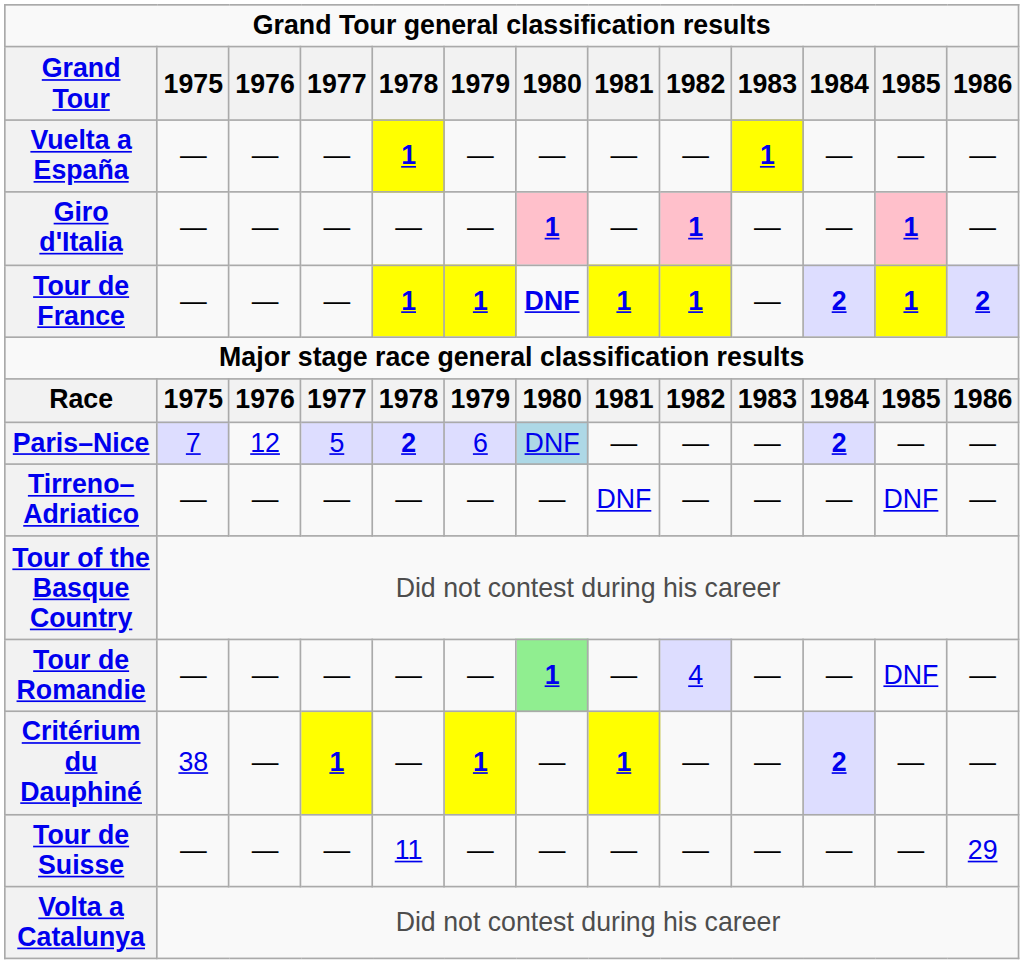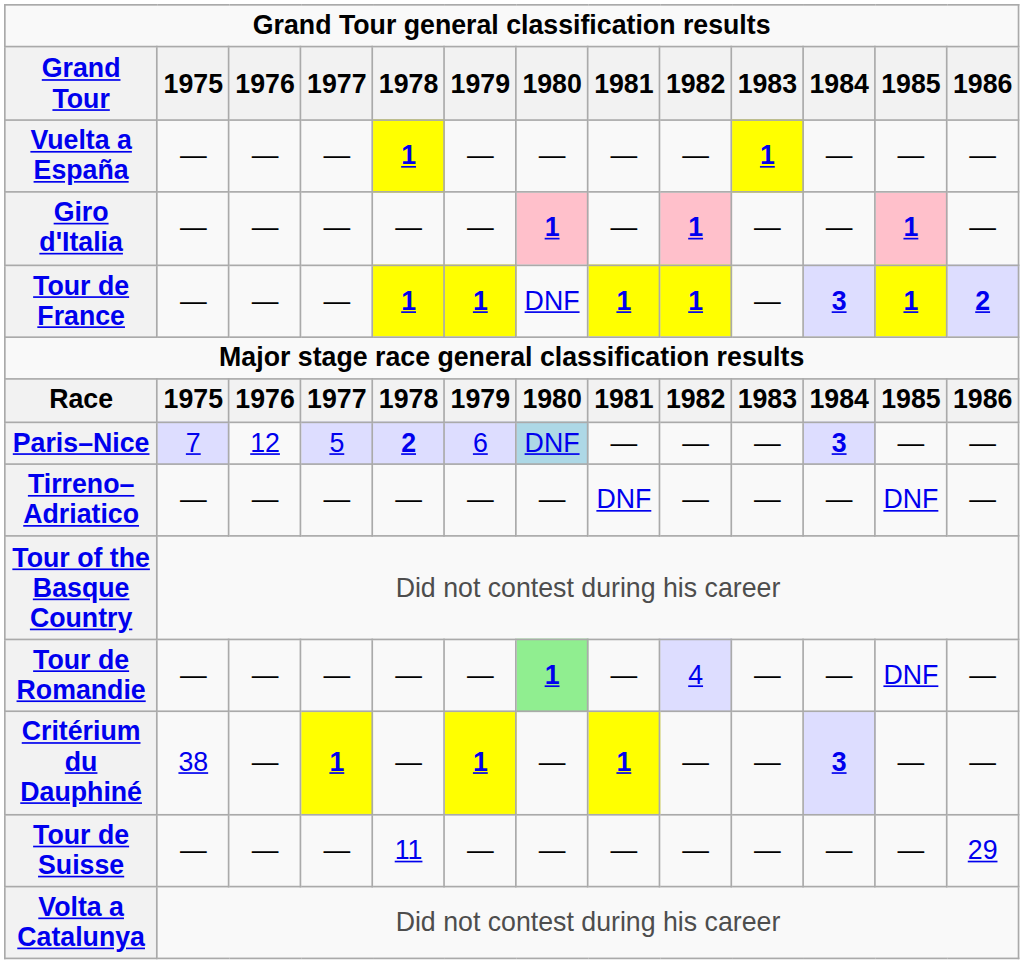(552, 300) bold -> (552, 300) normal
(839, 300) 2 -> (839, 300) 3
(839, 442) 2 -> (839, 442) 3
(839, 762) 2 -> (839, 762) 3
